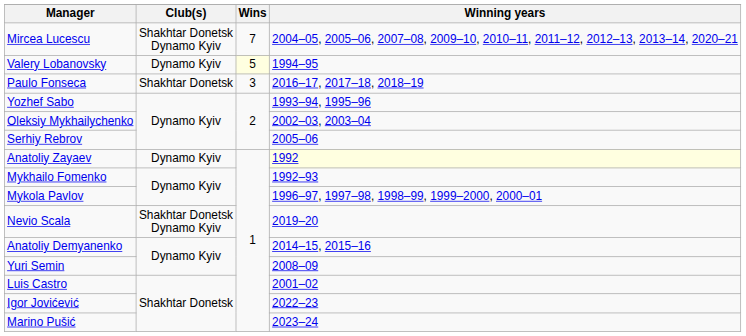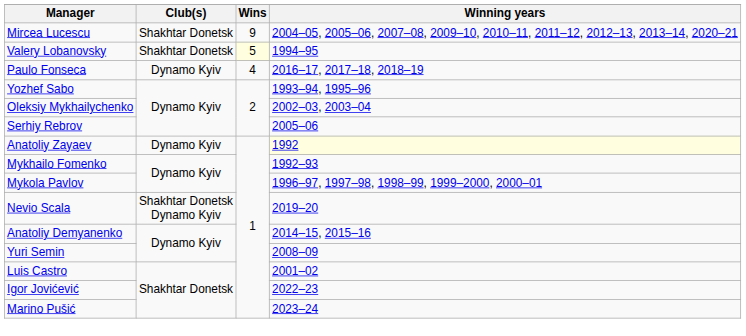(186, 39) Shakhtar Donetsk Dynamo Kyiv -> (186, 32) Shakhtar Donetsk
(253, 39) 7 -> (253, 32) 9
(186, 64) Dynamo Kyiv -> (186, 51) Shakhtar Donetsk
(186, 83) Shakhtar Donetsk -> (186, 70) Dynamo Kyiv
(253, 83) 3 -> (253, 70) 4
